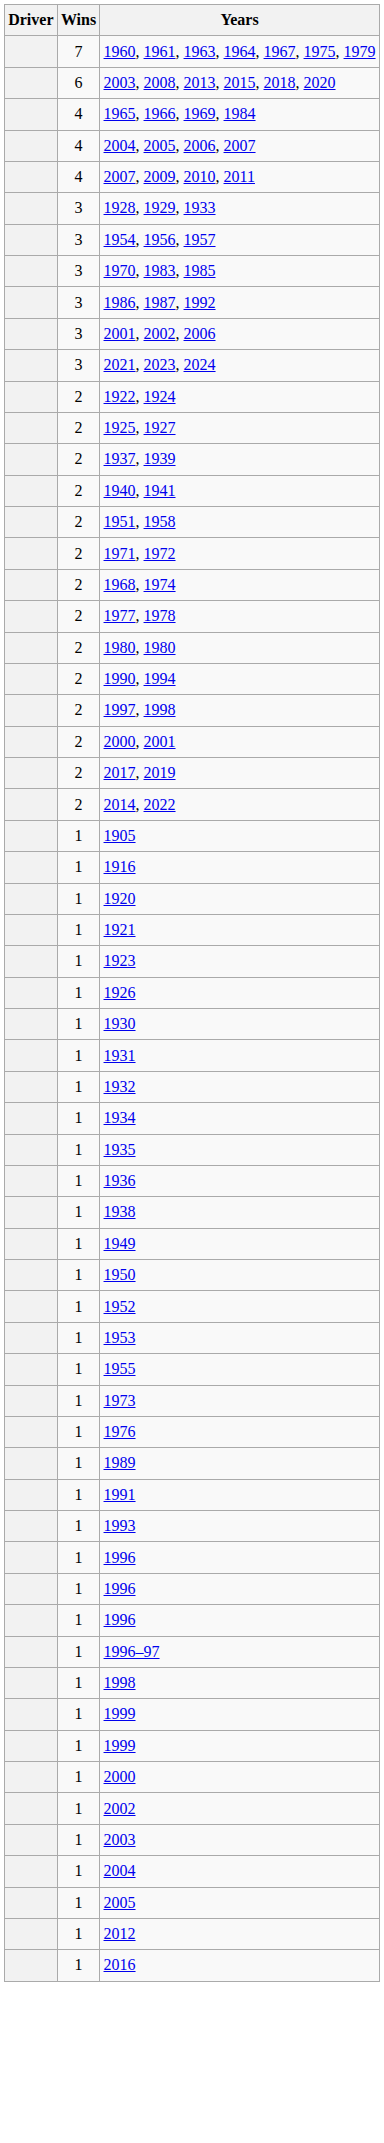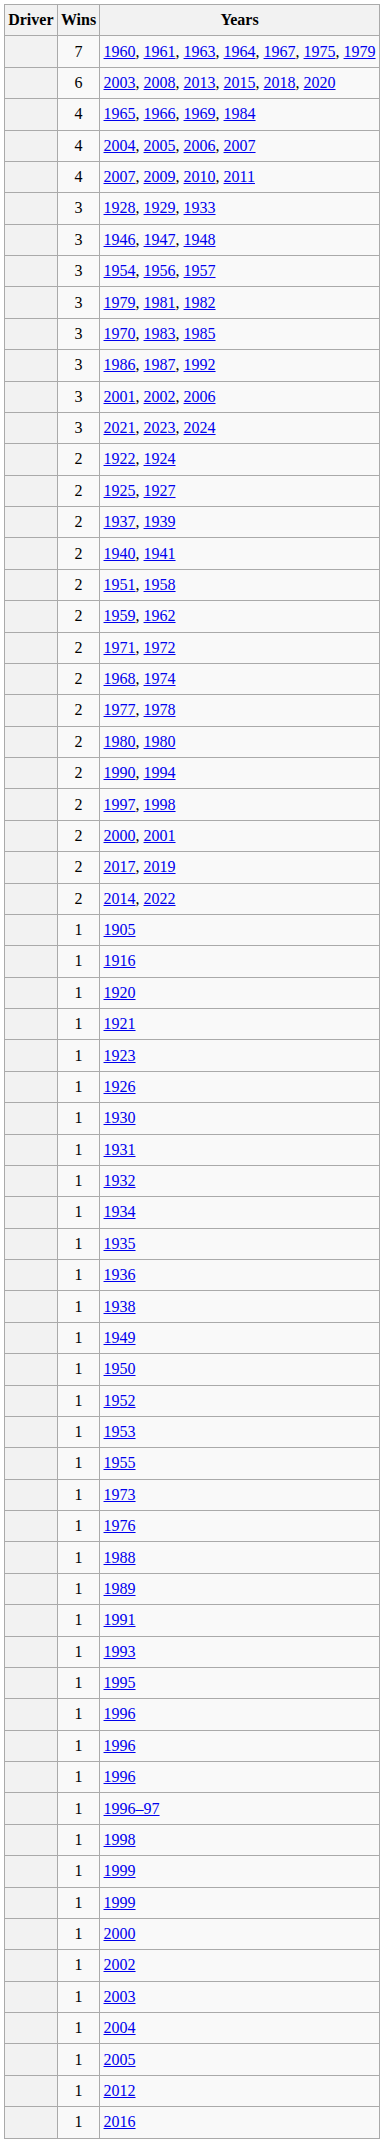+ row: (79, 239)
+ row: (79, 302)
+ row: (79, 616)
+ row: (79, 1557)
+ row: (79, 1683)
